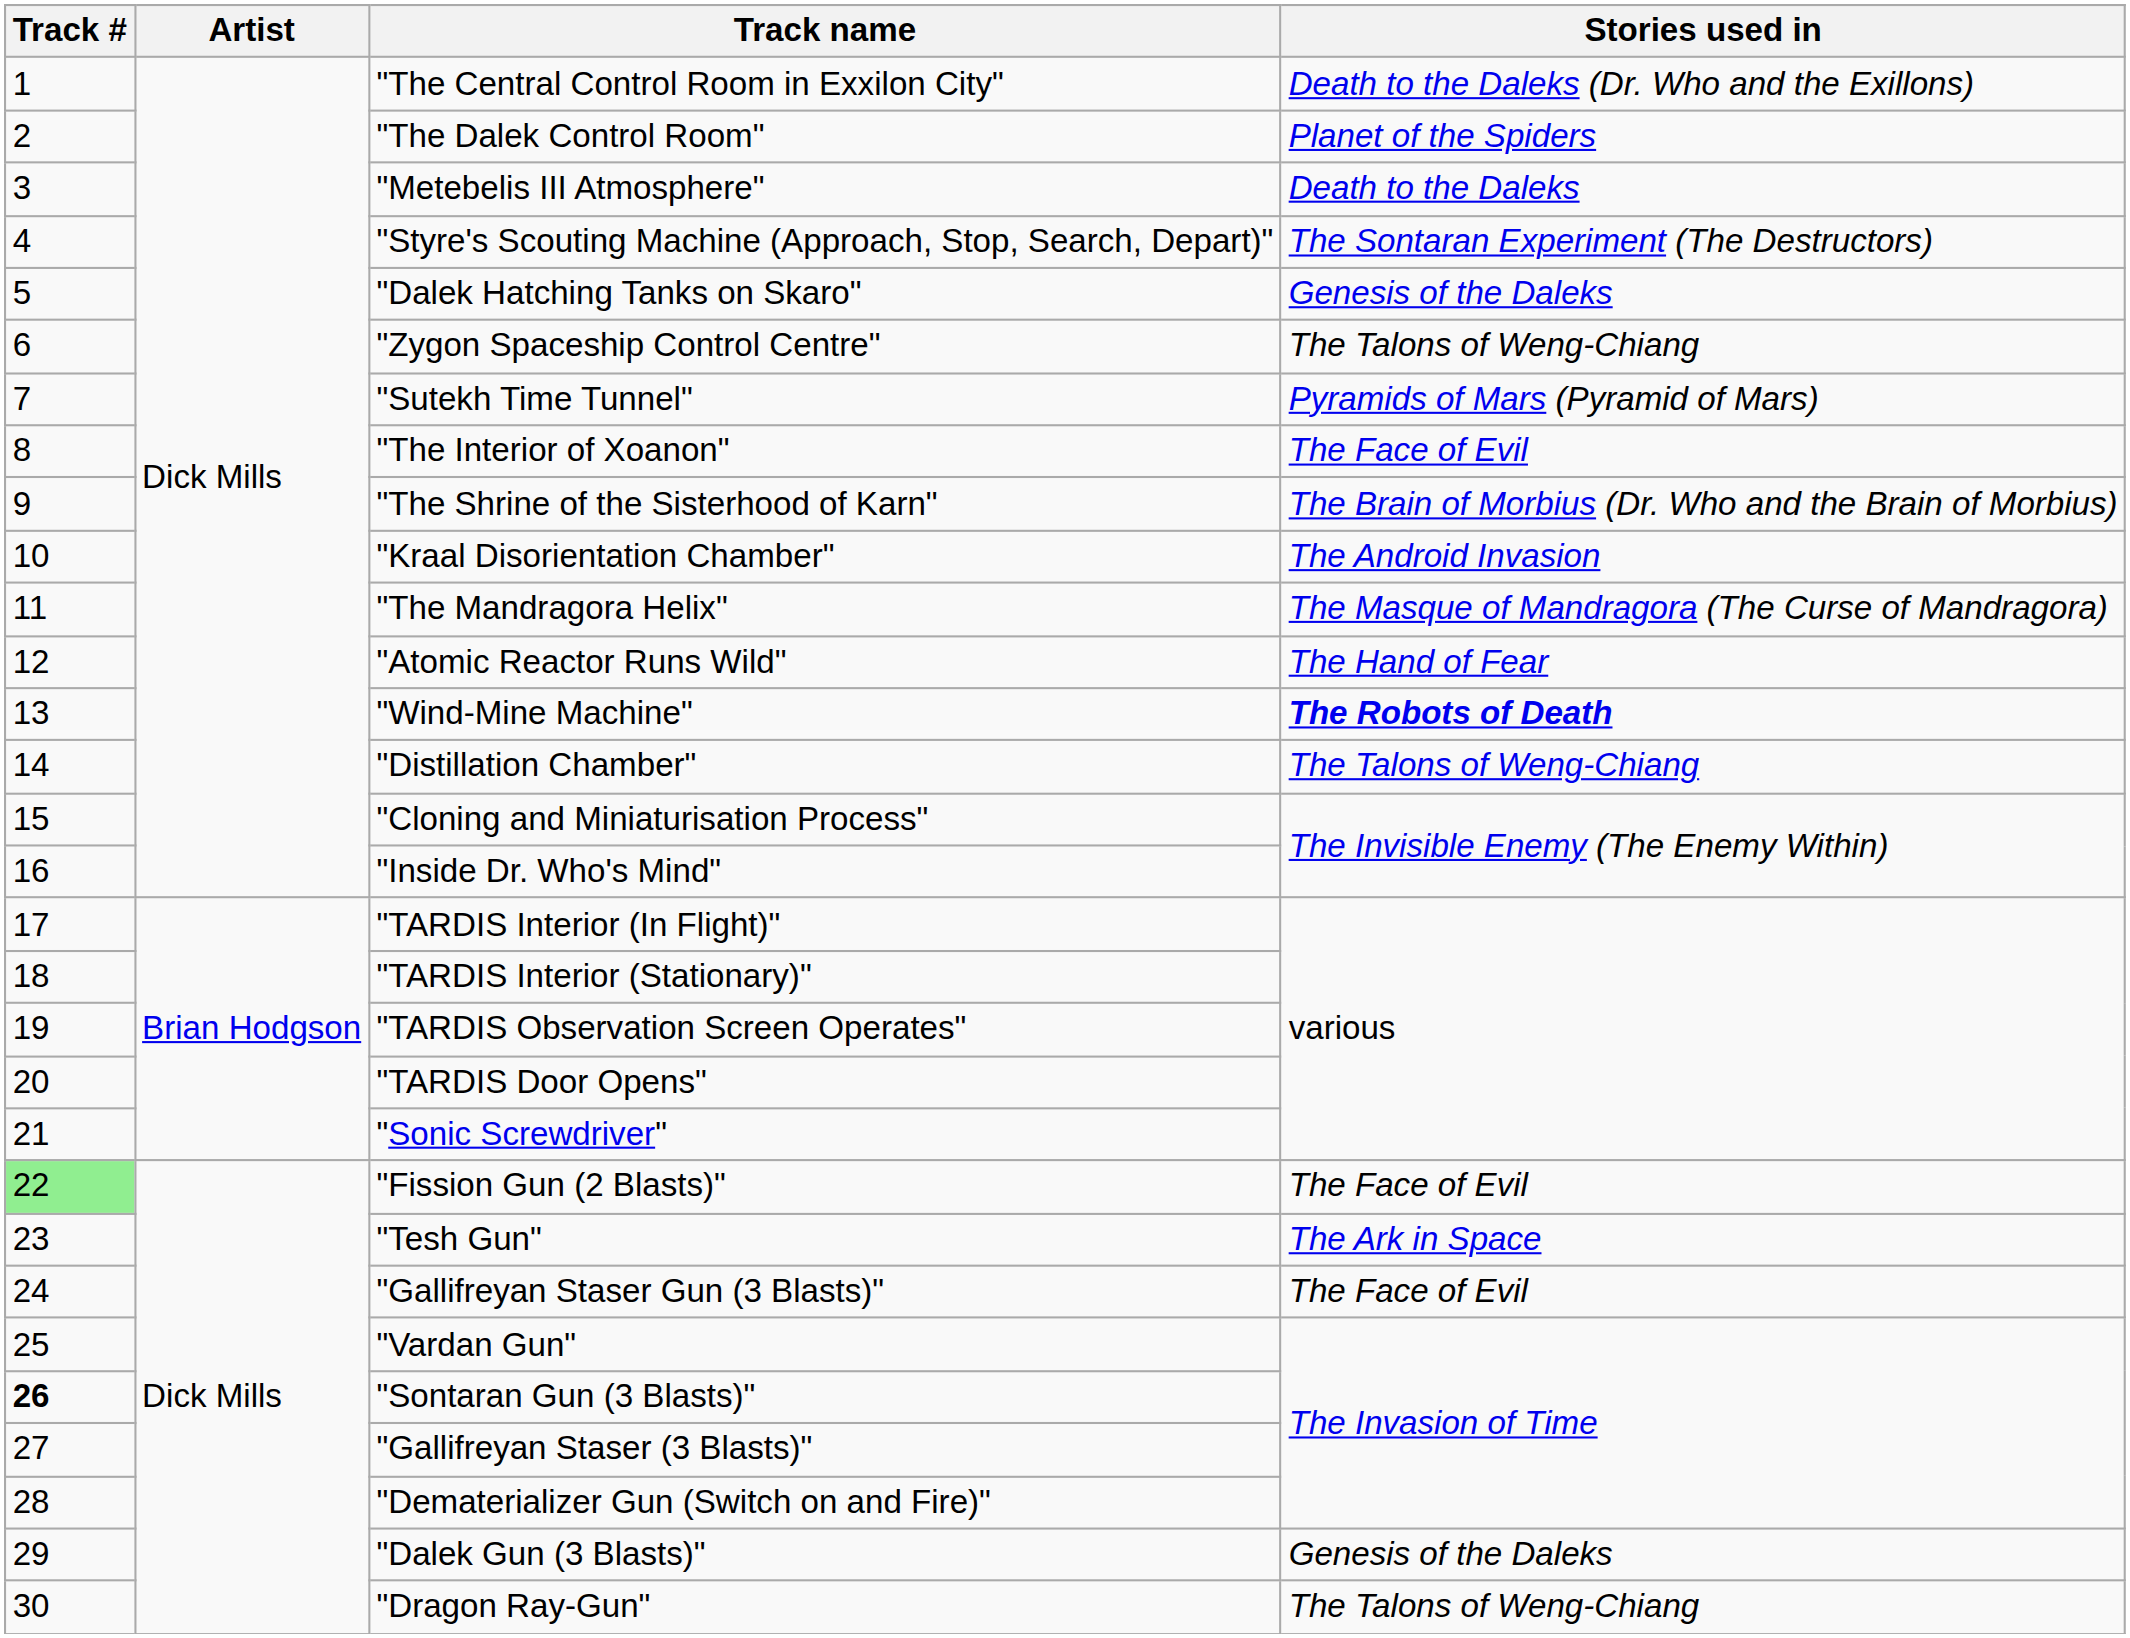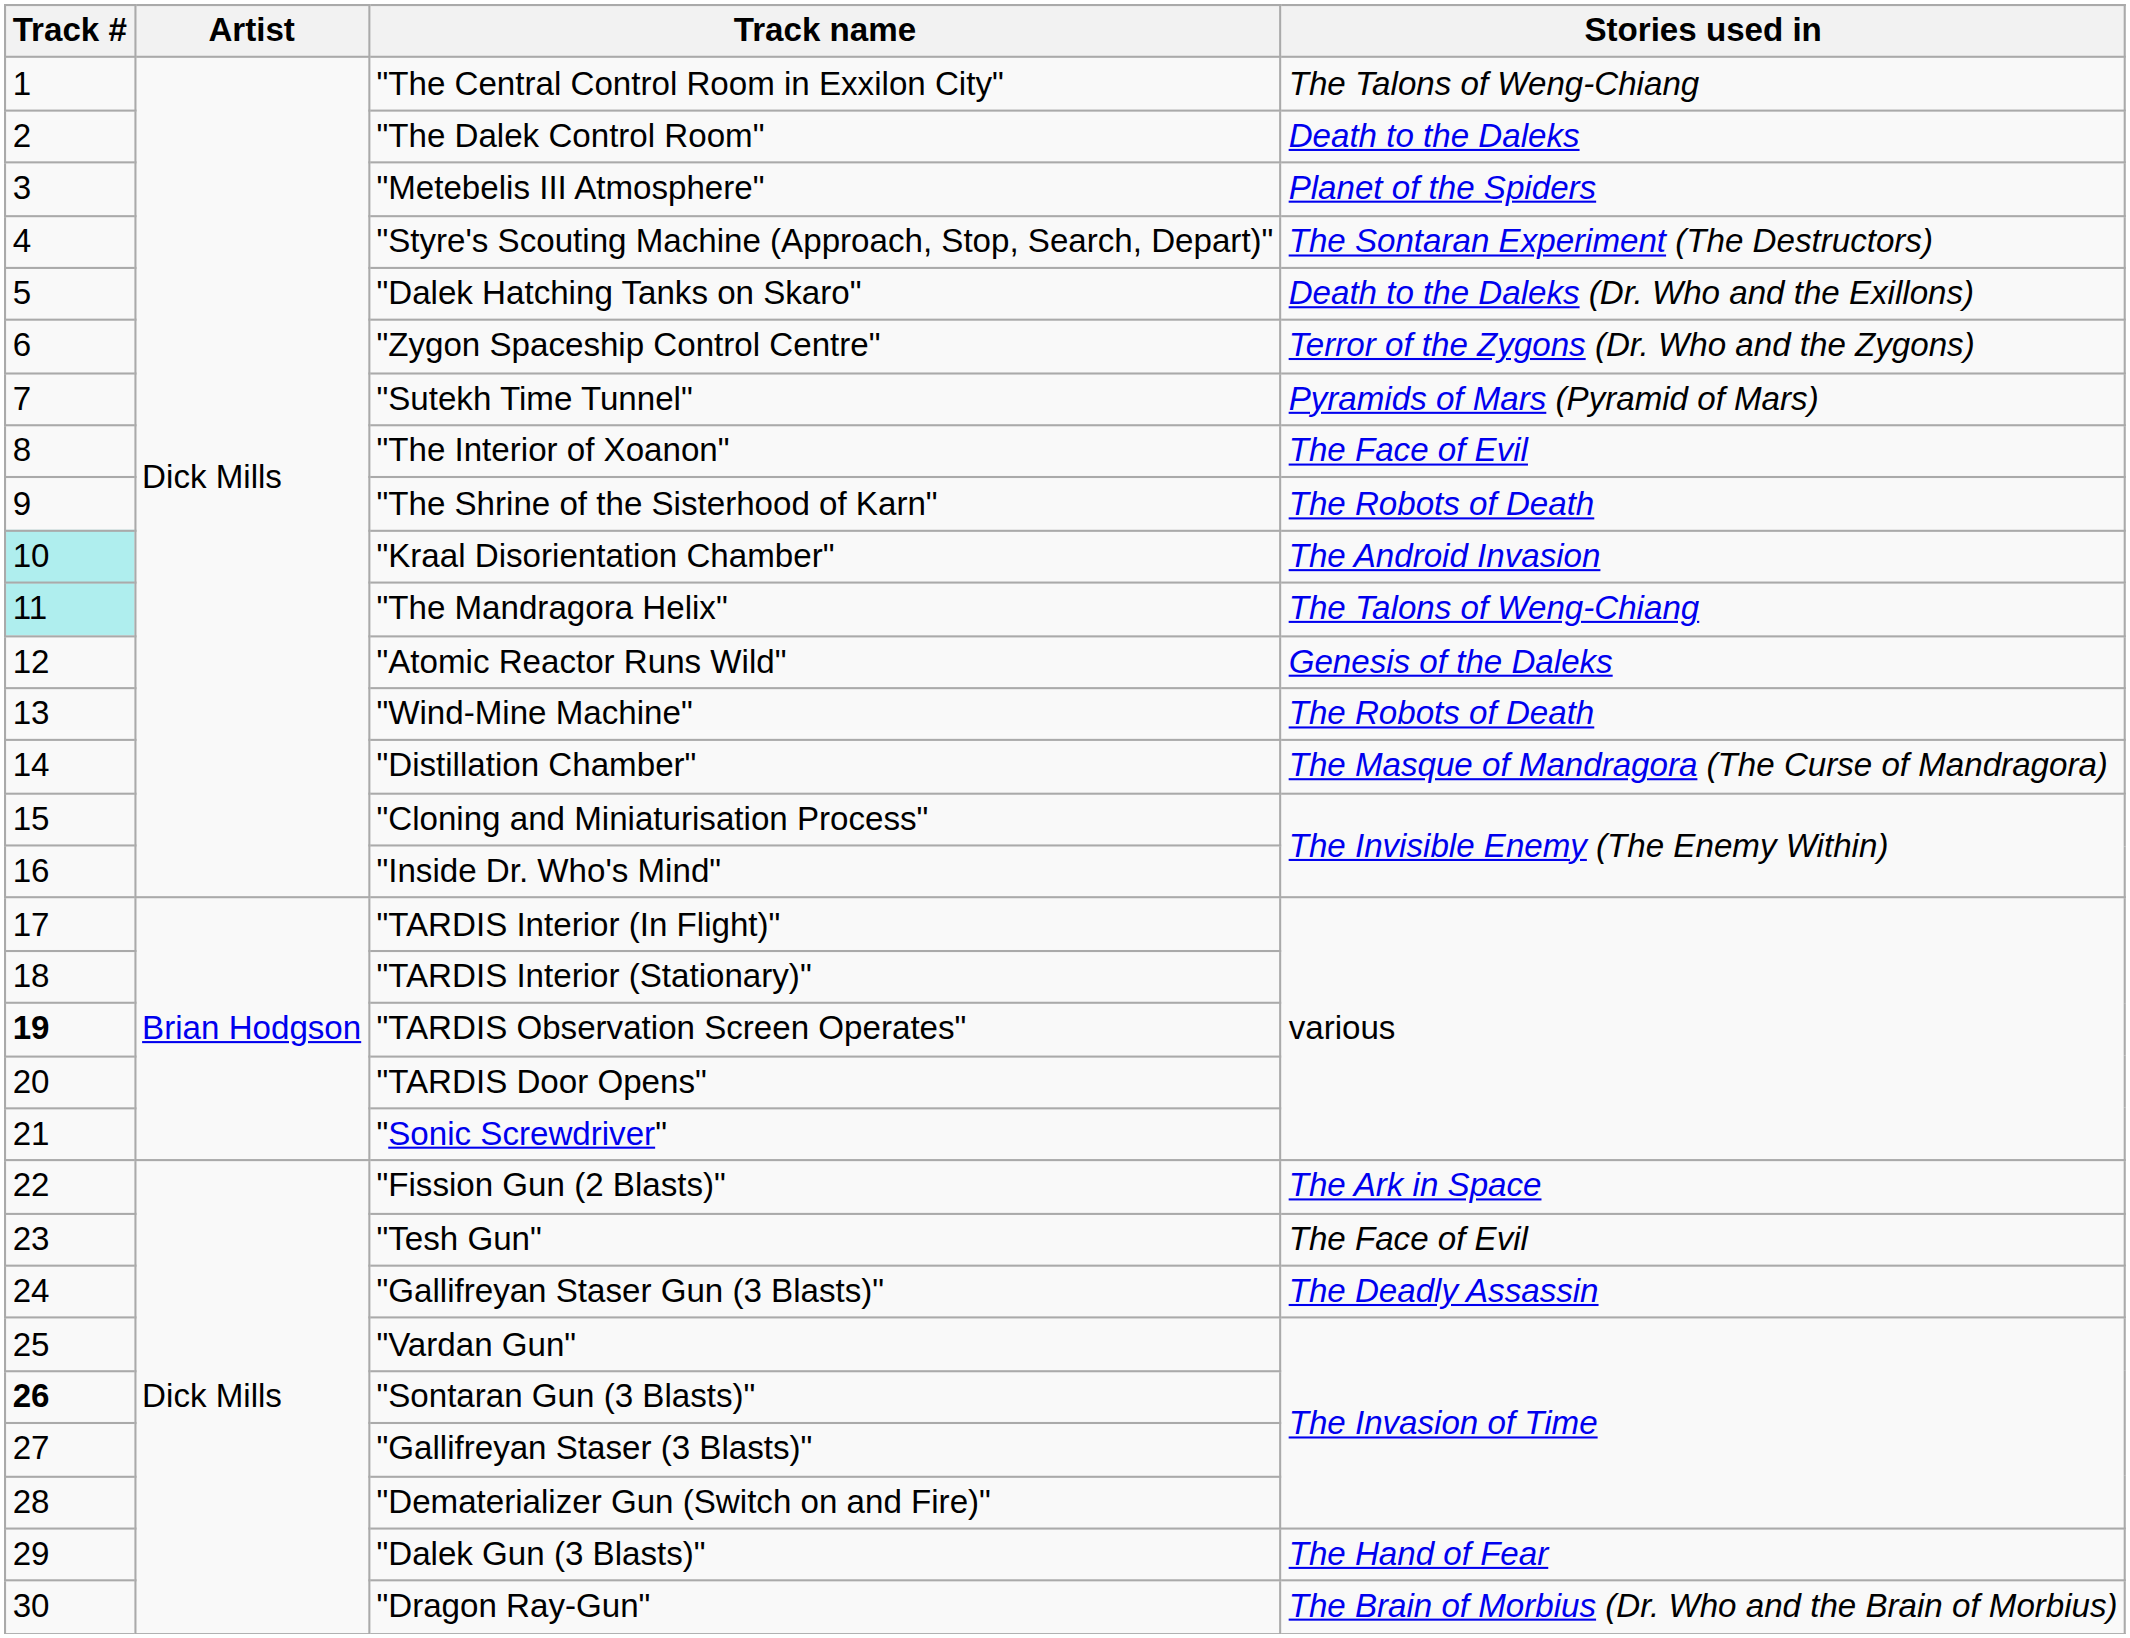(1631, 83) Death to the Daleks (Dr. Who and the Exillons) -> (1494, 83) The Talons of Weng-Chiang
(1442, 135) Planet of the Spiders -> (1434, 135) Death to the Daleks
(1434, 188) Death to the Daleks -> (1442, 188) Planet of the Spiders
(1451, 293) Genesis of the Daleks -> (1631, 293) Death to the Daleks (Dr. Who and the Exillons)
(1494, 345) The Talons of Weng-Chiang -> (1632, 345) Terror of the Zygons (Dr. Who and the Zygons)
(1703, 503) The Brain of Morbius (Dr. Who and the Brain of Morbius) -> (1441, 503) The Robots of Death
(31, 556) no background -> (31, 556) paleturquoise background
(30, 608) no background -> (30, 608) paleturquoise background
(1698, 608) The Masque of Mandragora (The Curse of Mandragora) -> (1494, 608) The Talons of Weng-Chiang
(1418, 661) The Hand of Fear -> (1451, 661) Genesis of the Daleks
(1451, 713) bold -> (1441, 713) normal
(1494, 766) The Talons of Weng-Chiang -> (1698, 766) The Masque of Mandragora (The Curse of Mandragora)
(31, 1028) normal -> (31, 1028) bold
(31, 1186) lightgreen background -> (31, 1186) no background
(1408, 1186) The Face of Evil -> (1415, 1186) The Ark in Space
(1415, 1238) The Ark in Space -> (1408, 1238) The Face of Evil
(1408, 1291) The Face of Evil -> (1444, 1291) The Deadly Assassin
(1451, 1554) Genesis of the Daleks -> (1418, 1554) The Hand of Fear
(1494, 1606) The Talons of Weng-Chiang -> (1703, 1606) The Brain of Morbius (Dr. Who and the Brain of Morbius)
